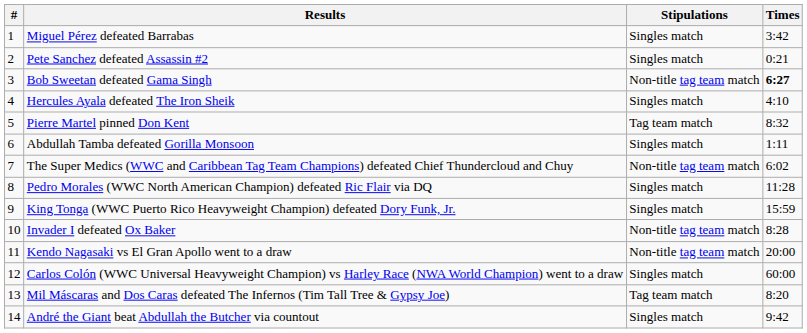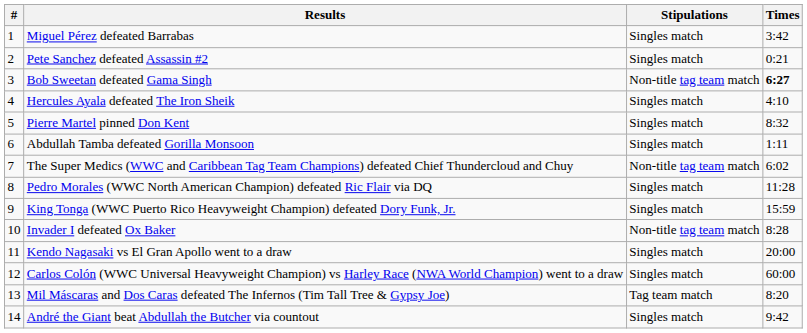(671, 122) Tag team match -> (666, 122) Singles match
(694, 251) Non-title tag team match -> (666, 251) Singles match
